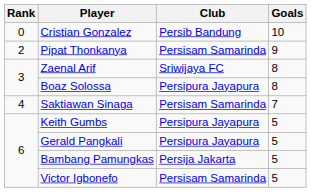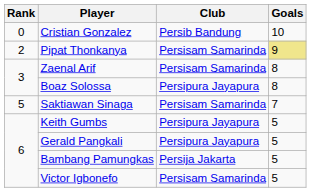(275, 50) no background -> (275, 50) khaki background
(191, 68) Sriwijaya FC -> (213, 68) Persisam Samarinda
(21, 104) 4 -> (21, 104) 5
